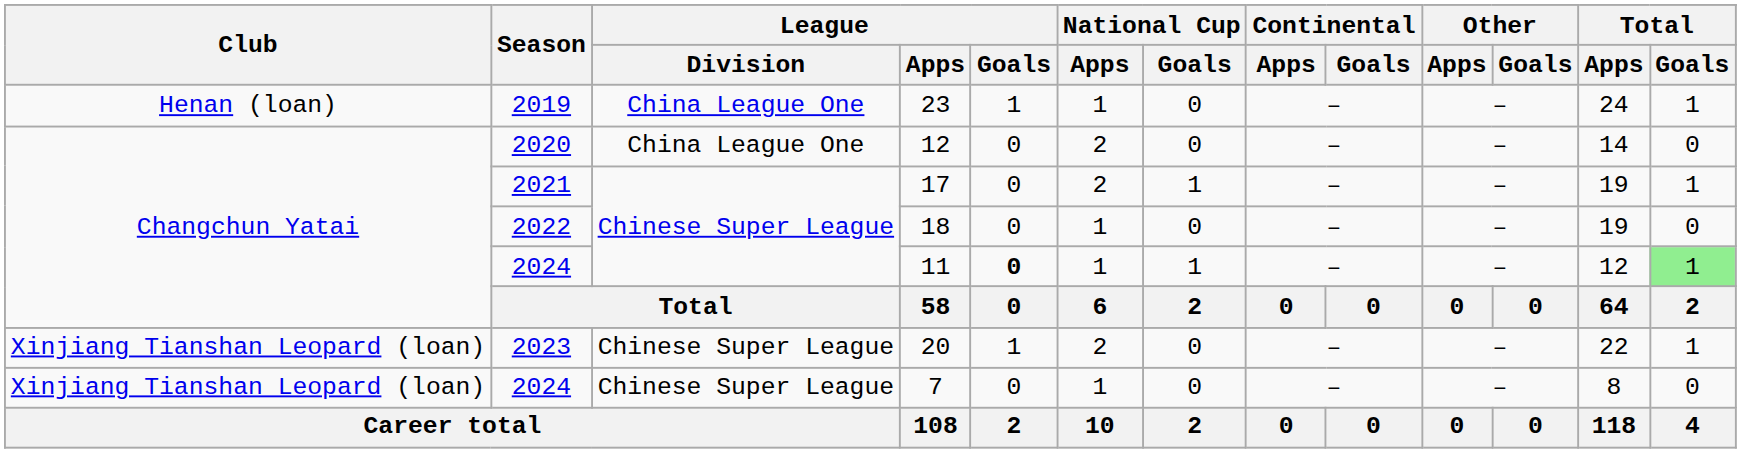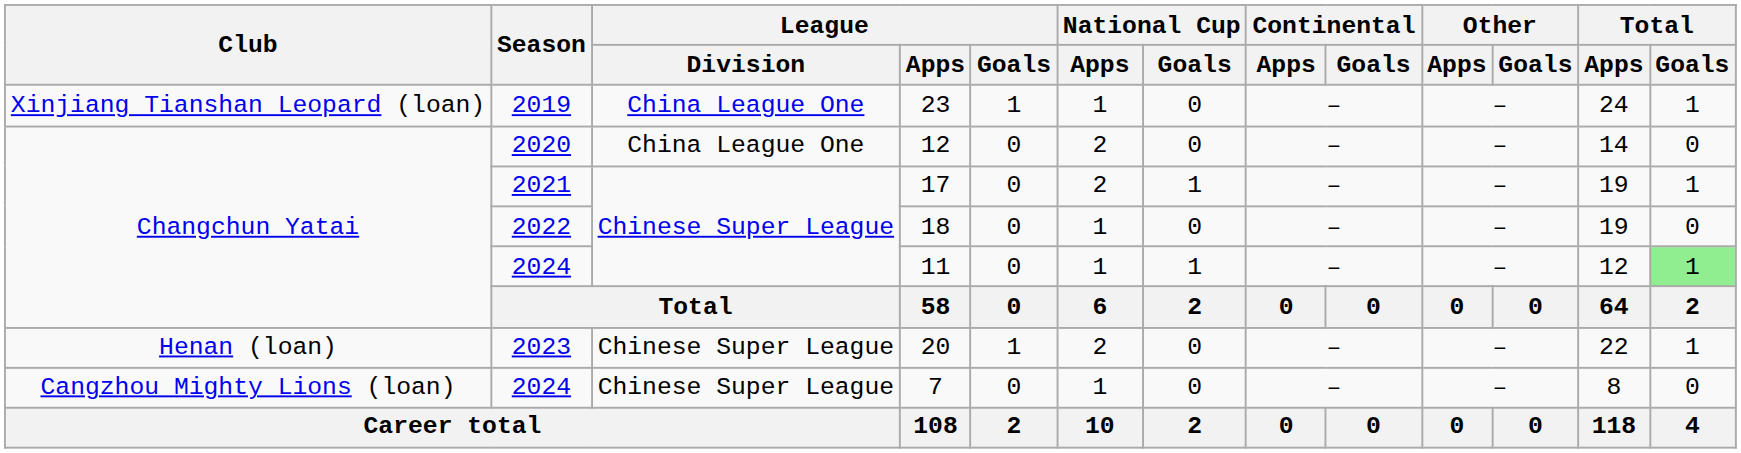(248, 106) Henan (loan) -> (248, 106) Xinjiang Tianshan Leopard (loan)
(1014, 267) bold -> (1014, 267) normal
(248, 347) Xinjiang Tianshan Leopard (loan) -> (248, 347) Henan (loan)
(248, 387) Xinjiang Tianshan Leopard (loan) -> (248, 387) Cangzhou Mighty Lions (loan)
